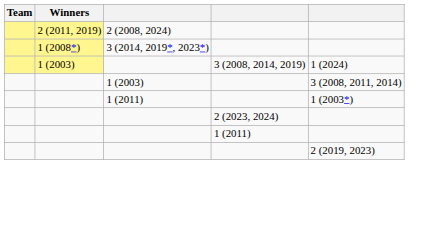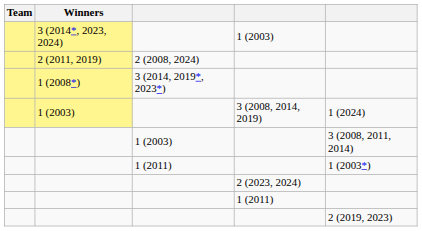+ row: (72, 36)
